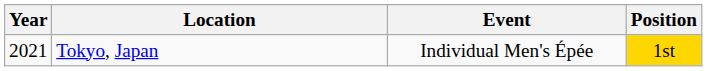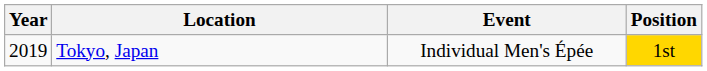(28, 50) 2021 -> (28, 50) 2019
